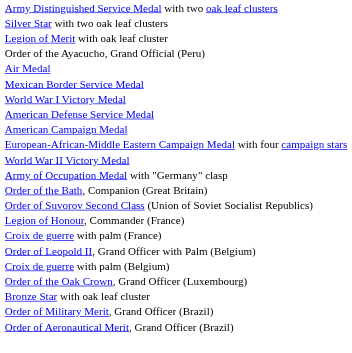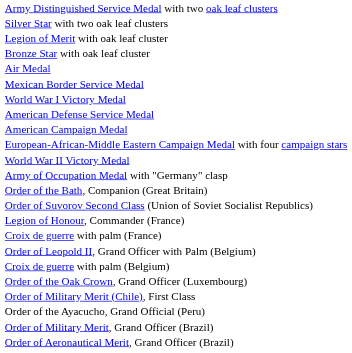rows swapped: (77, 296) <-> (105, 53)
+ row: (100, 296)
